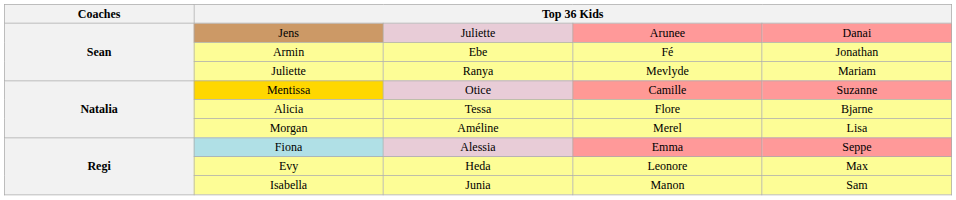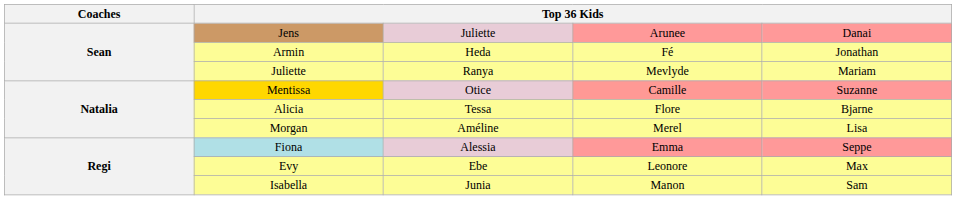(478, 52) Ebe -> (478, 52) Heda
(478, 166) Heda -> (478, 166) Ebe
